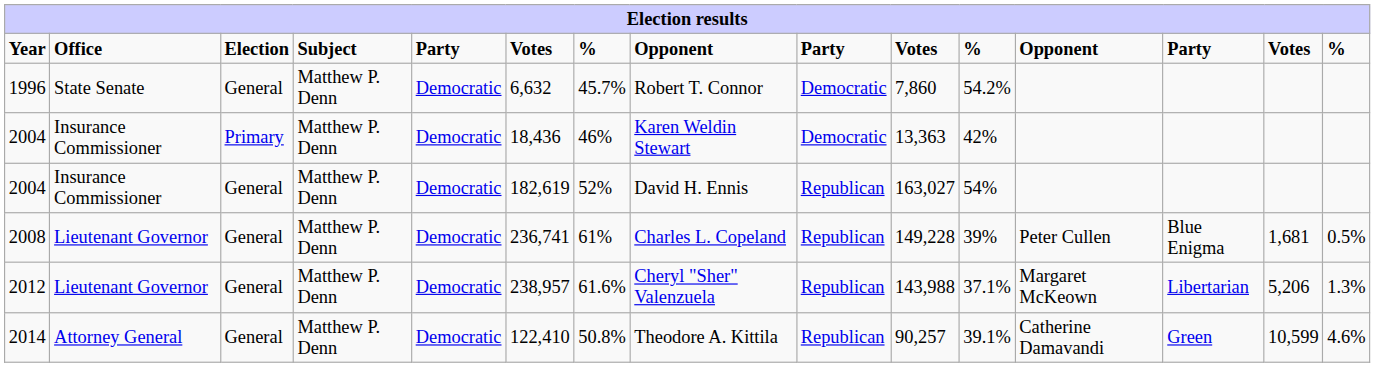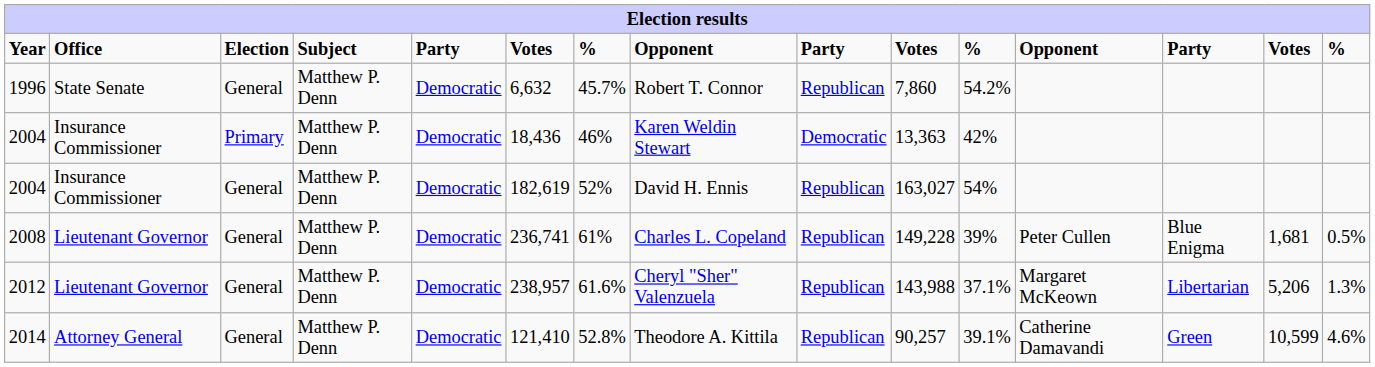(844, 87) Democratic -> (843, 87) Republican
(540, 337) 122,410 -> (540, 337) 121,410
(602, 337) 50.8% -> (602, 337) 52.8%
